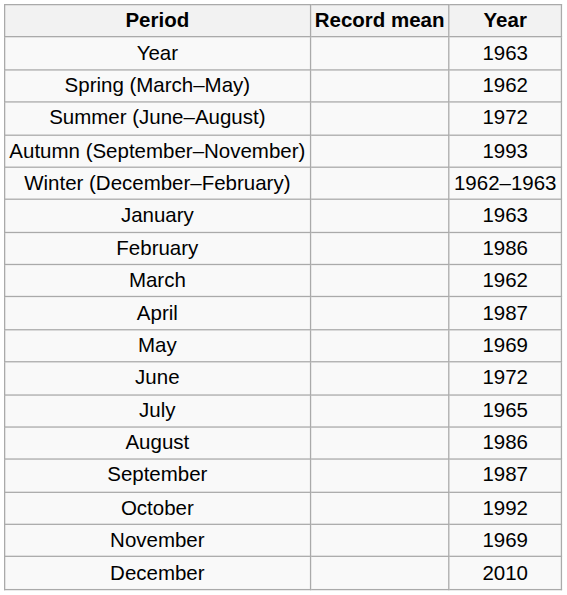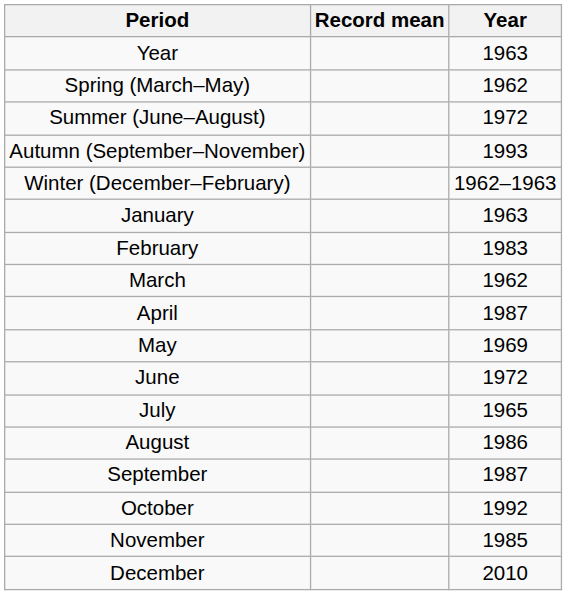(505, 248) 1986 -> (505, 248) 1983
(505, 540) 1969 -> (505, 540) 1985
